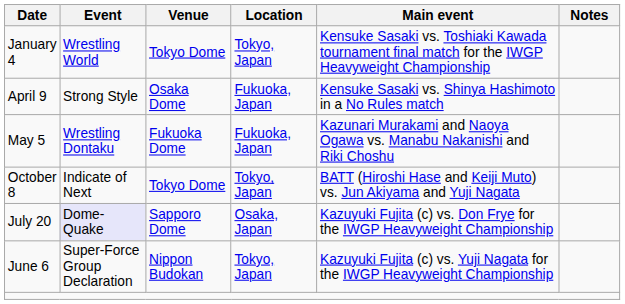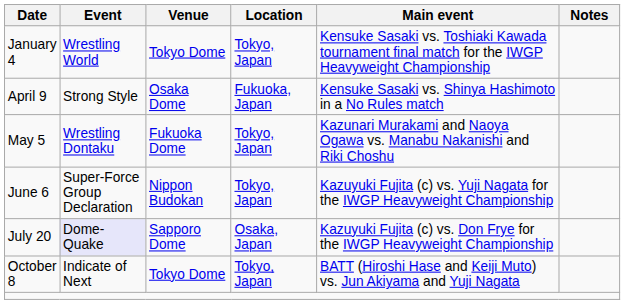(263, 140) Fukuoka, Japan -> (254, 140) Tokyo, Japan
rows swapped: (28, 266) <-> (32, 185)
